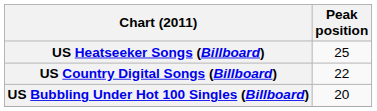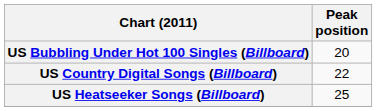rows swapped: (158, 95) <-> (158, 52)
